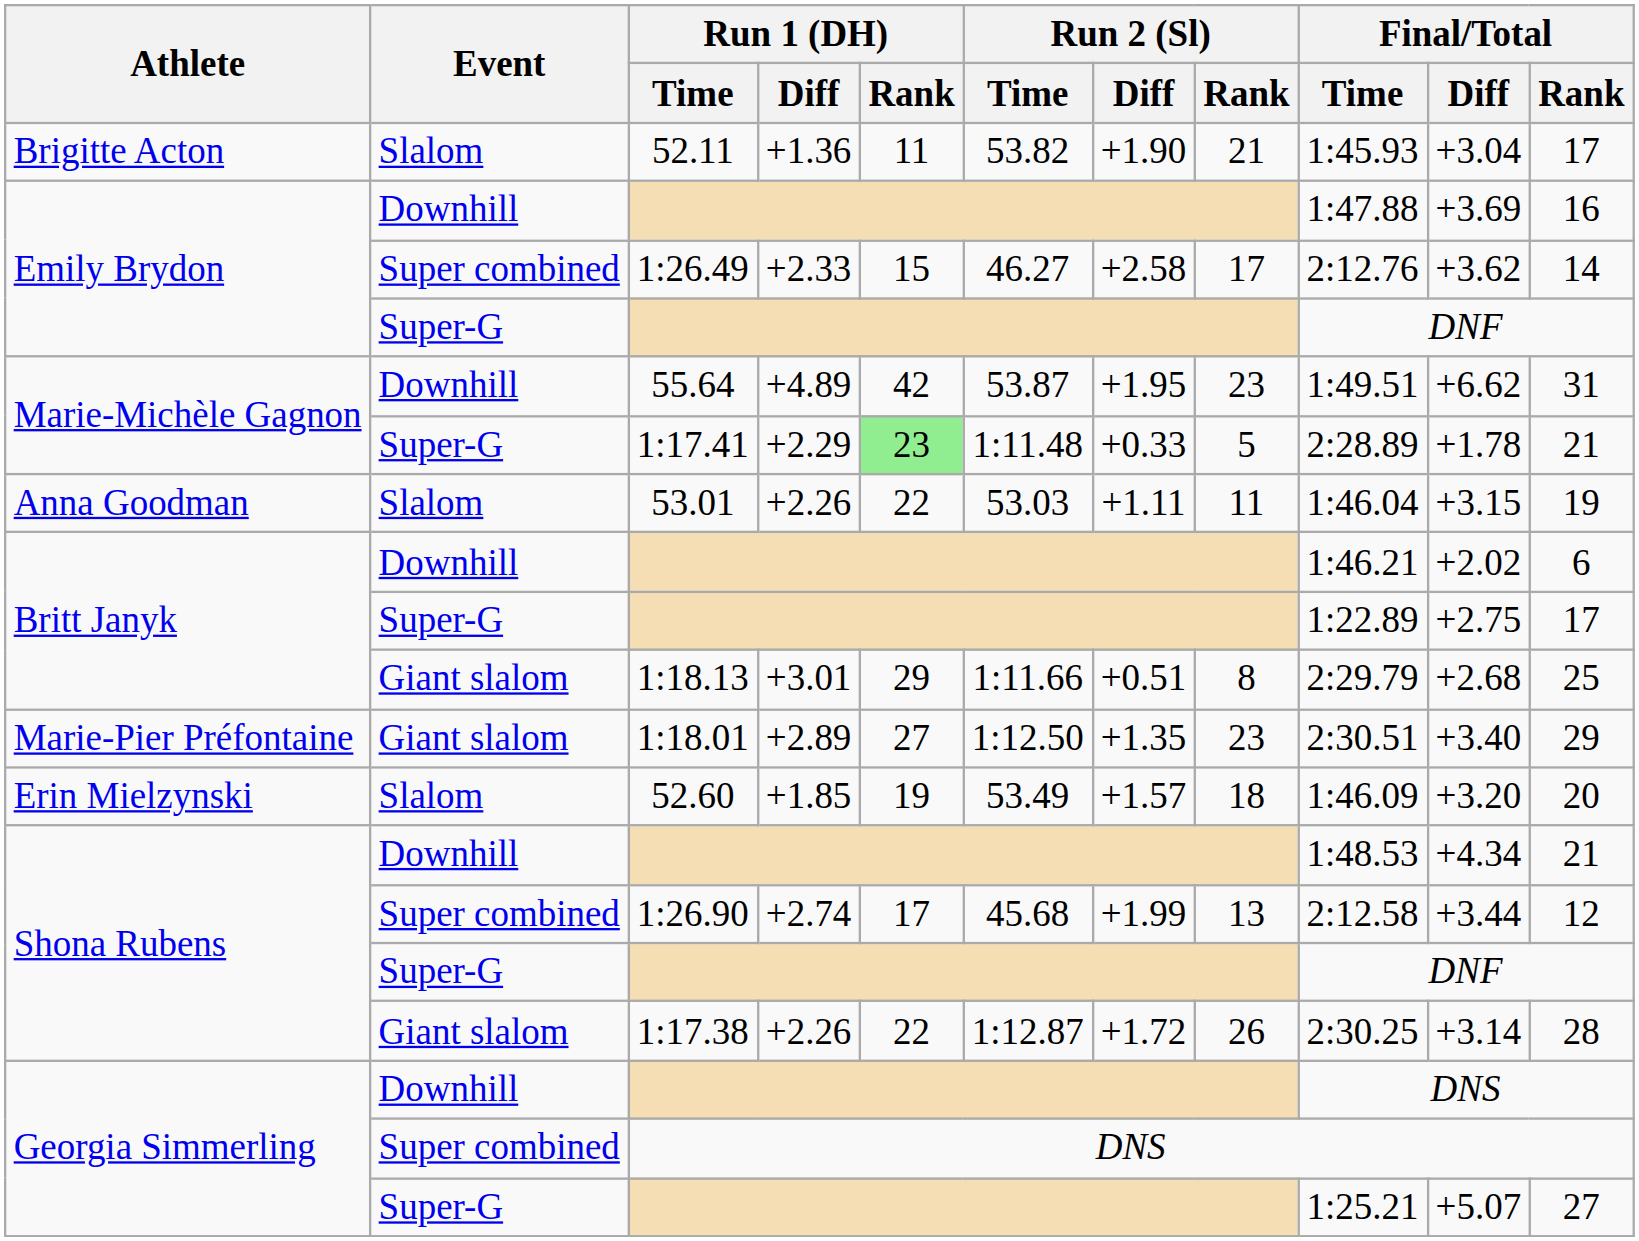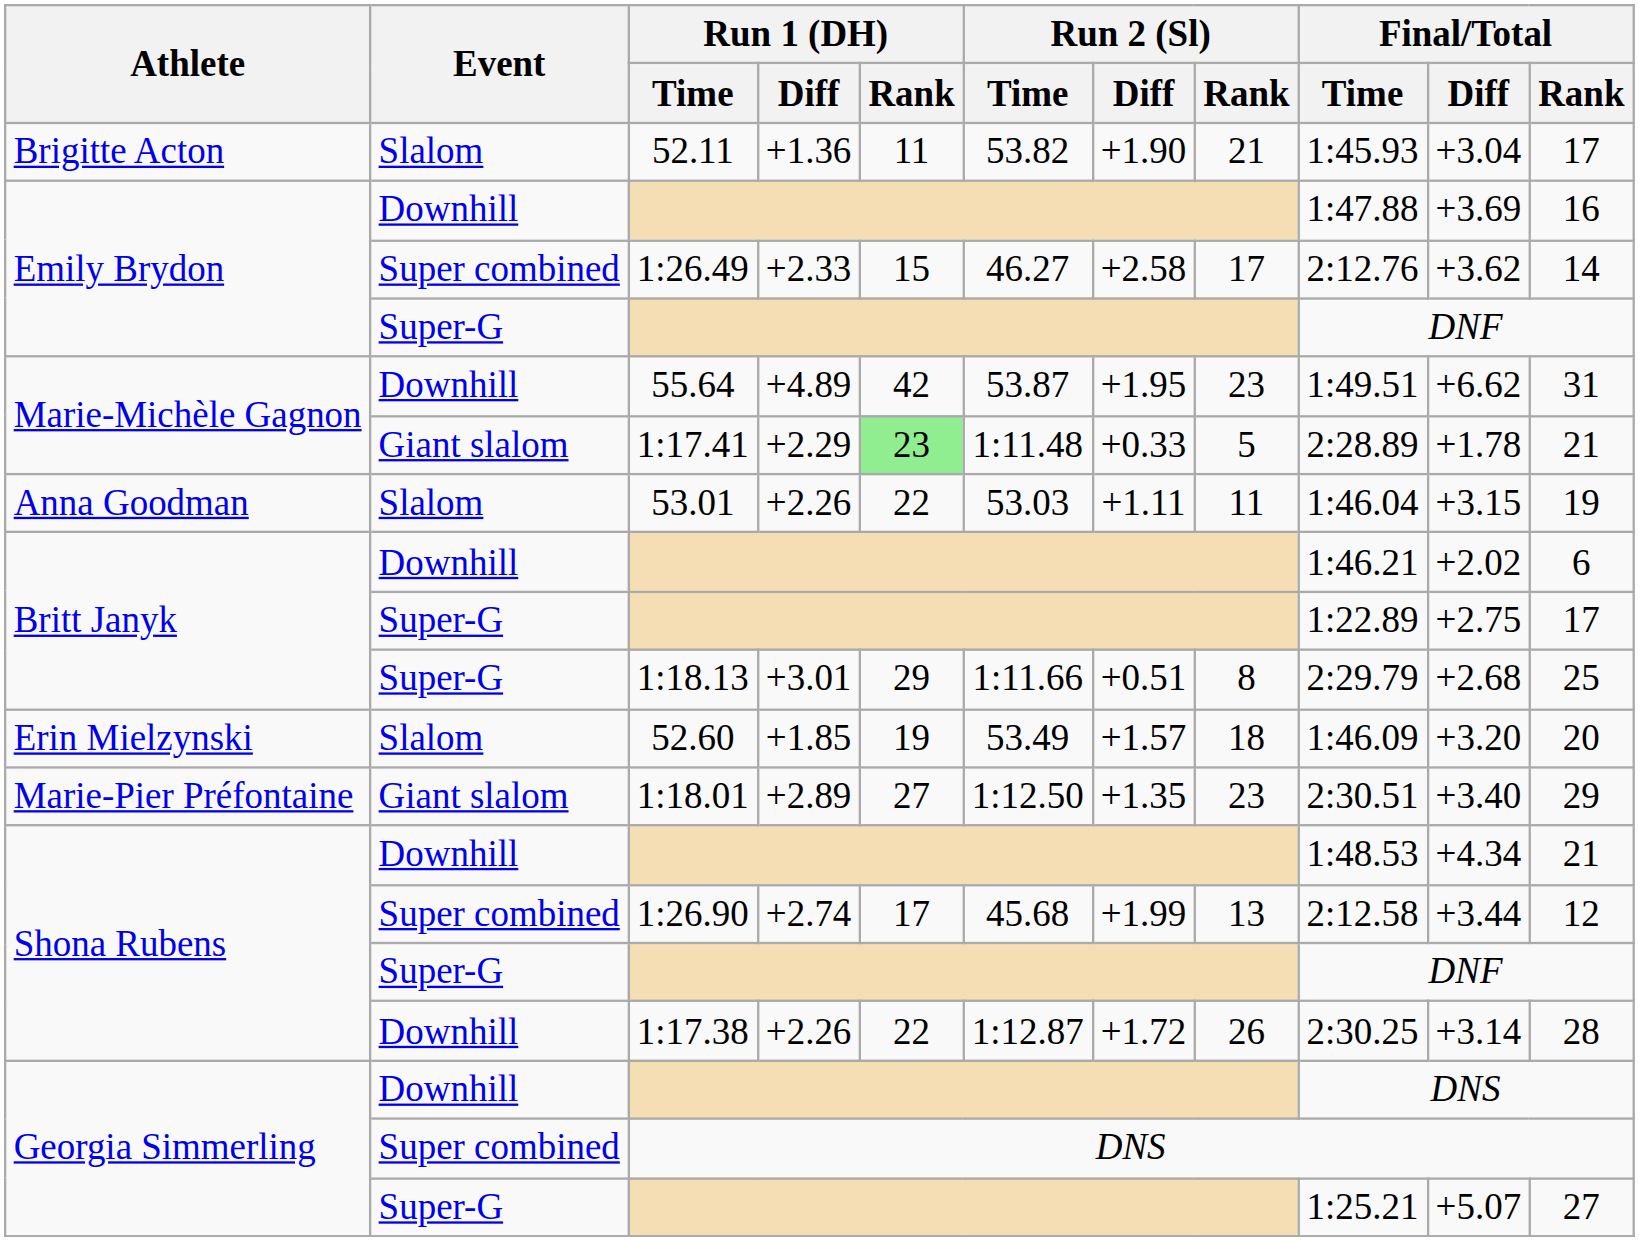(441, 444) Super-G -> (474, 444) Giant slalom
(474, 678) Giant slalom -> (441, 678) Super-G
rows swapped: (133, 795) <-> (184, 737)
(474, 1030) Giant slalom -> (448, 1030) Downhill
